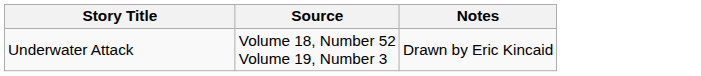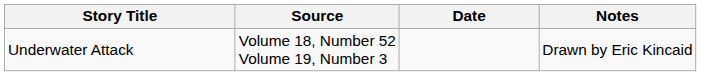+ column: (469, 16)
